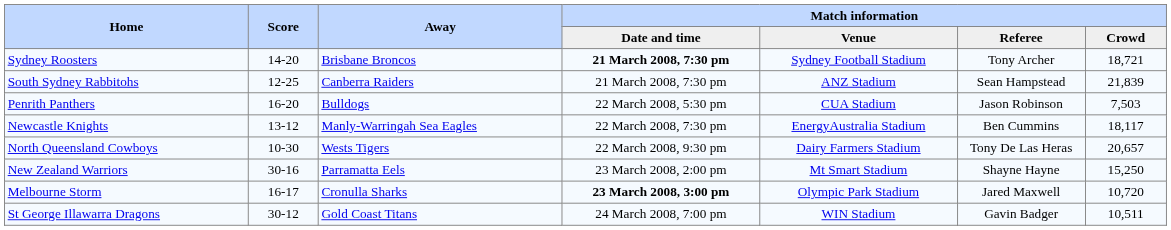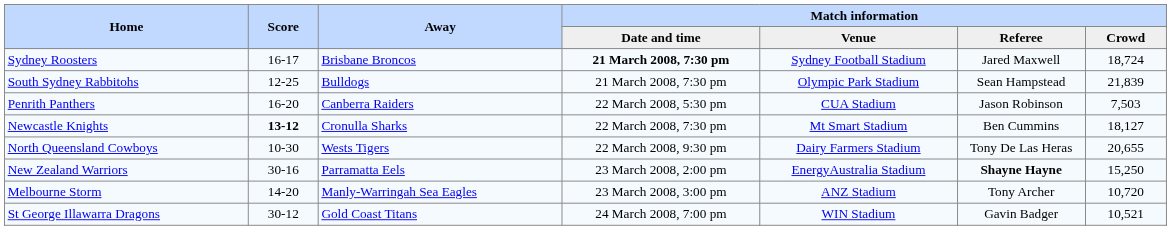(283, 59) 14-20 -> (283, 59) 16-17
(1021, 59) Tony Archer -> (1021, 59) Jared Maxwell
(1126, 59) 18,721 -> (1126, 59) 18,724
(368, 81) Canberra Raiders -> (345, 81) Bulldogs
(858, 81) ANZ Stadium -> (858, 81) Olympic Park Stadium
(345, 103) Bulldogs -> (368, 103) Canberra Raiders
(283, 125) normal -> (283, 125) bold
(399, 125) Manly-Warringah Sea Eagles -> (364, 125) Cronulla Sharks
(858, 125) EnergyAustralia Stadium -> (858, 125) Mt Smart Stadium
(1126, 125) 18,117 -> (1126, 125) 18,127
(1126, 148) 20,657 -> (1126, 148) 20,655
(858, 170) Mt Smart Stadium -> (858, 170) EnergyAustralia Stadium
(1021, 170) normal -> (1021, 170) bold
(283, 192) 16-17 -> (283, 192) 14-20
(364, 192) Cronulla Sharks -> (399, 192) Manly-Warringah Sea Eagles
(661, 192) bold -> (661, 192) normal
(858, 192) Olympic Park Stadium -> (858, 192) ANZ Stadium
(1021, 192) Jared Maxwell -> (1021, 192) Tony Archer
(1126, 214) 10,511 -> (1126, 214) 10,521
